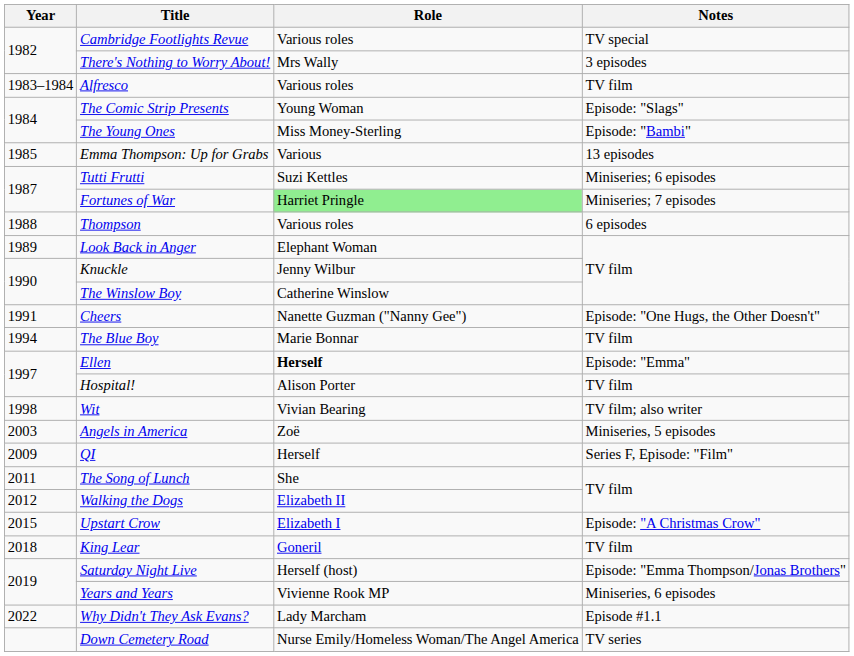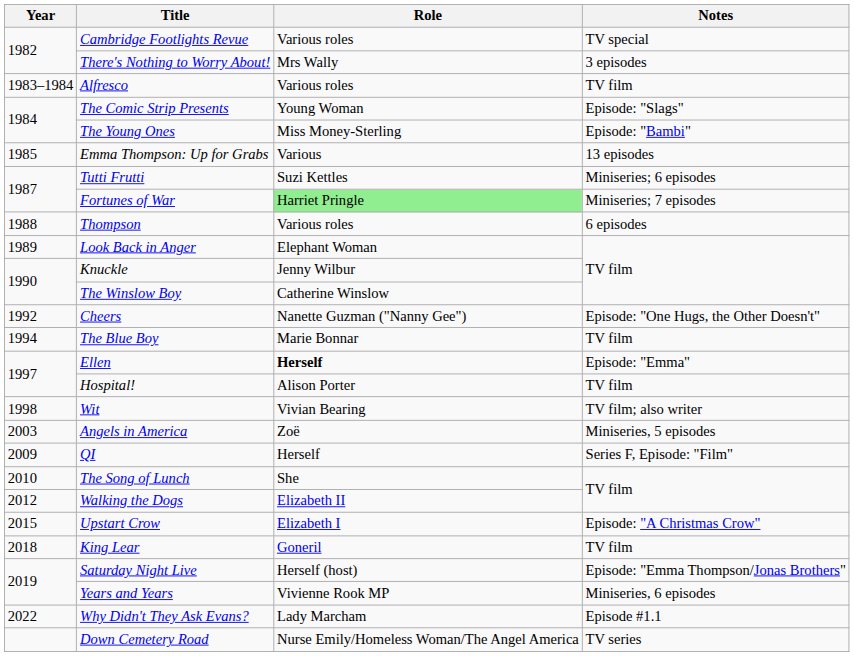(22, 316) 1991 -> (22, 316) 1992
(22, 477) 2011 -> (22, 477) 2010
